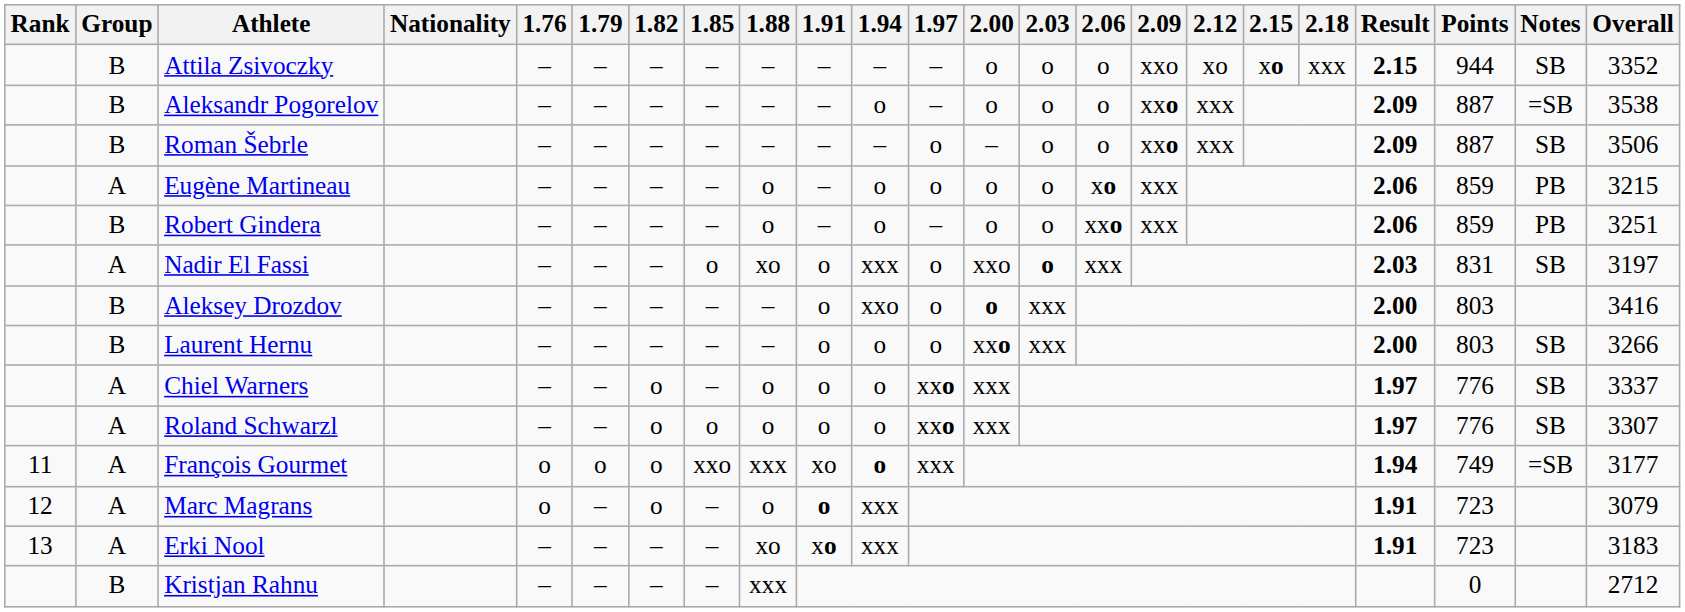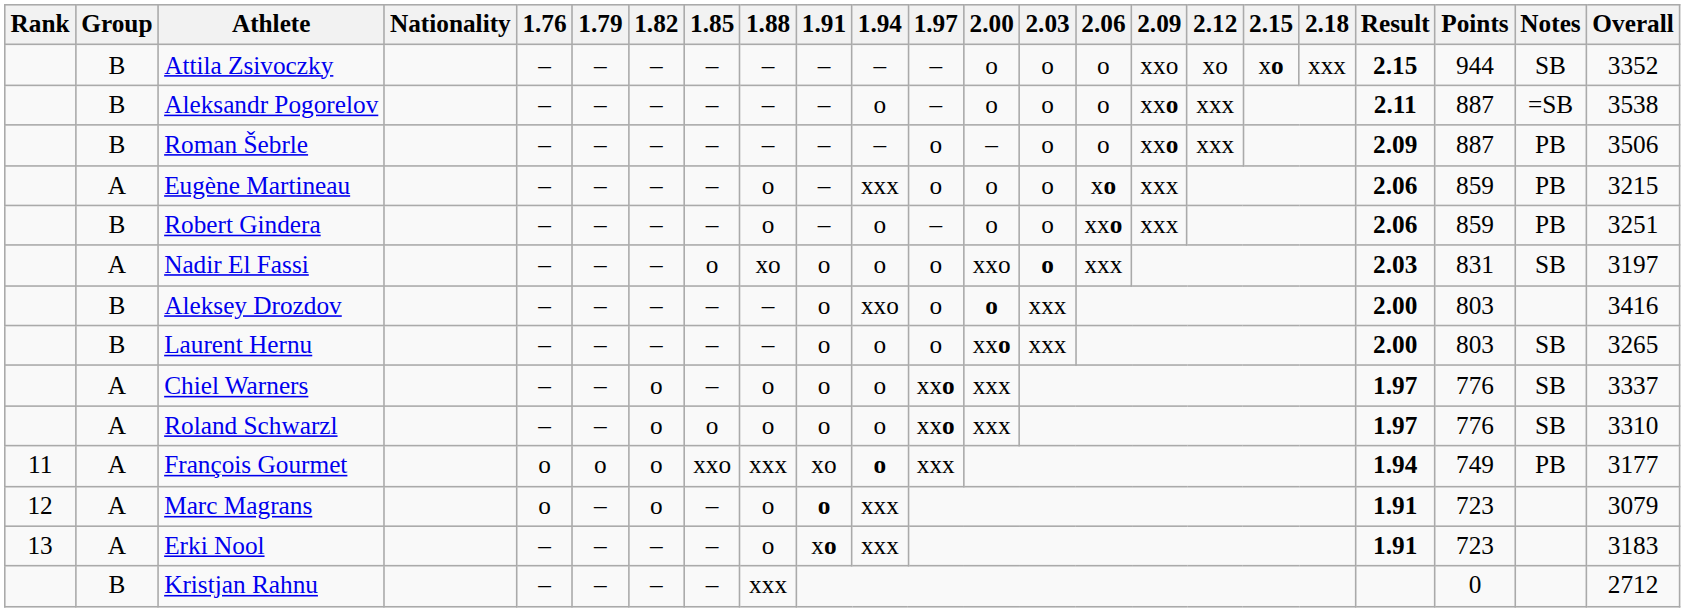(1395, 104) 2.09 -> (1395, 104) 2.11
(1551, 144) SB -> (1551, 144) PB
(880, 184) o -> (880, 184) xxx
(880, 265) xxx -> (880, 265) o
(1633, 345) 3266 -> (1633, 345) 3265
(1633, 425) 3307 -> (1633, 425) 3310
(1551, 465) =SB -> (1551, 465) PB
(768, 545) xo -> (768, 545) o
